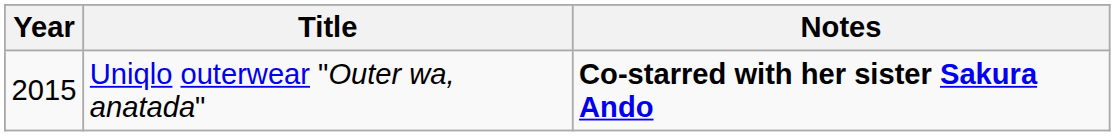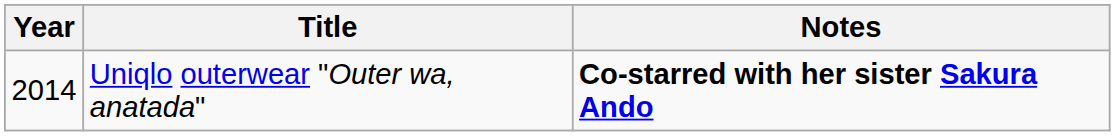(44, 90) 2015 -> (44, 90) 2014
